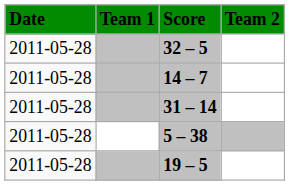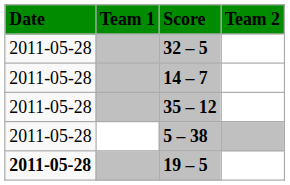- row: (190, 107)
+ row: (190, 107)
(50, 165) normal -> (50, 165) bold
